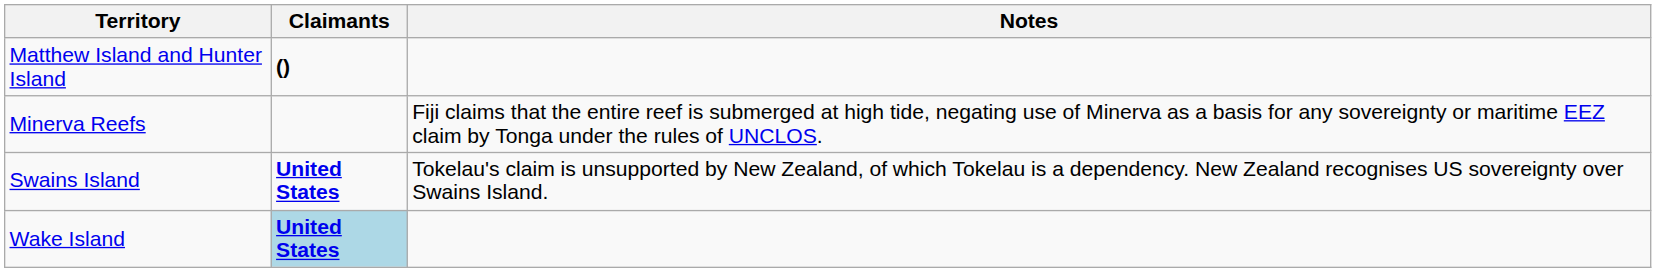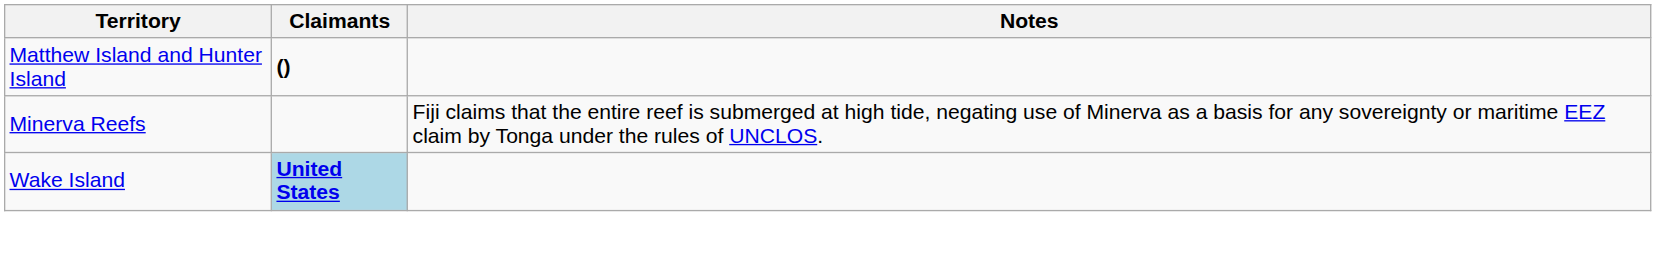- row: (75, 181)
